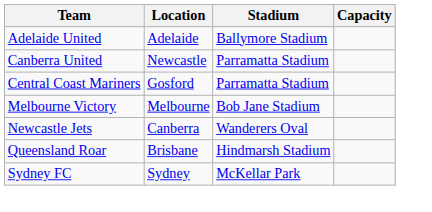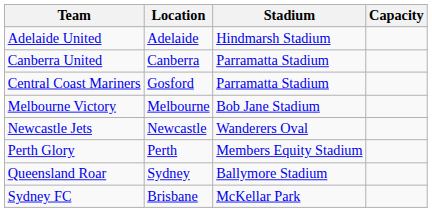(272, 38) Ballymore Stadium -> (273, 38) Hindmarsh Stadium
(177, 60) Newcastle -> (173, 60) Canberra
(173, 128) Canberra -> (177, 128) Newcastle
+ row: (41, 151)
(172, 151) Brisbane -> (169, 173) Sydney
(273, 151) Hindmarsh Stadium -> (272, 173) Ballymore Stadium
(169, 173) Sydney -> (172, 196) Brisbane
